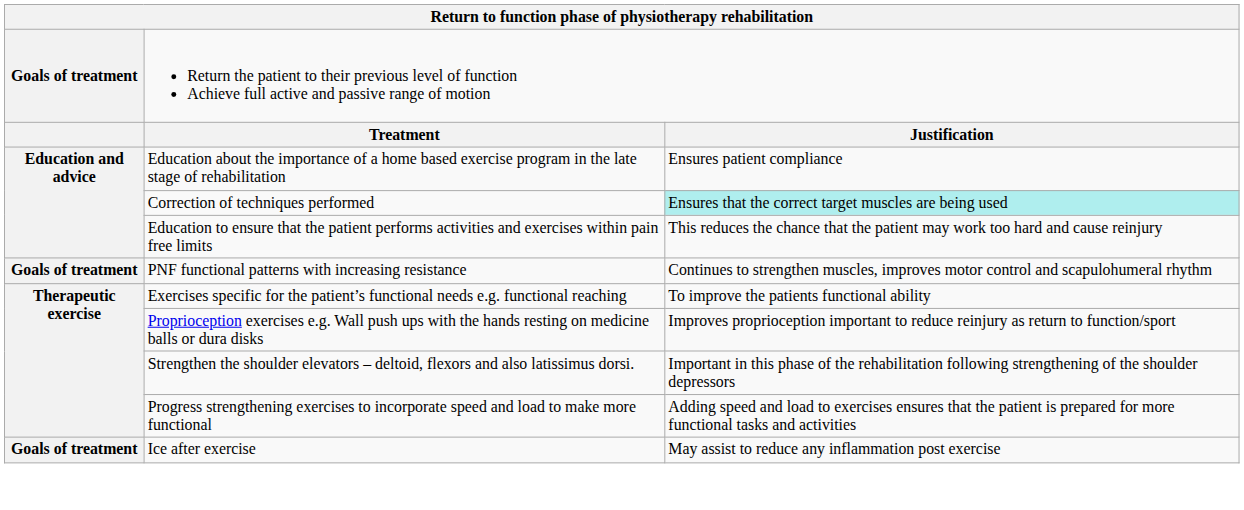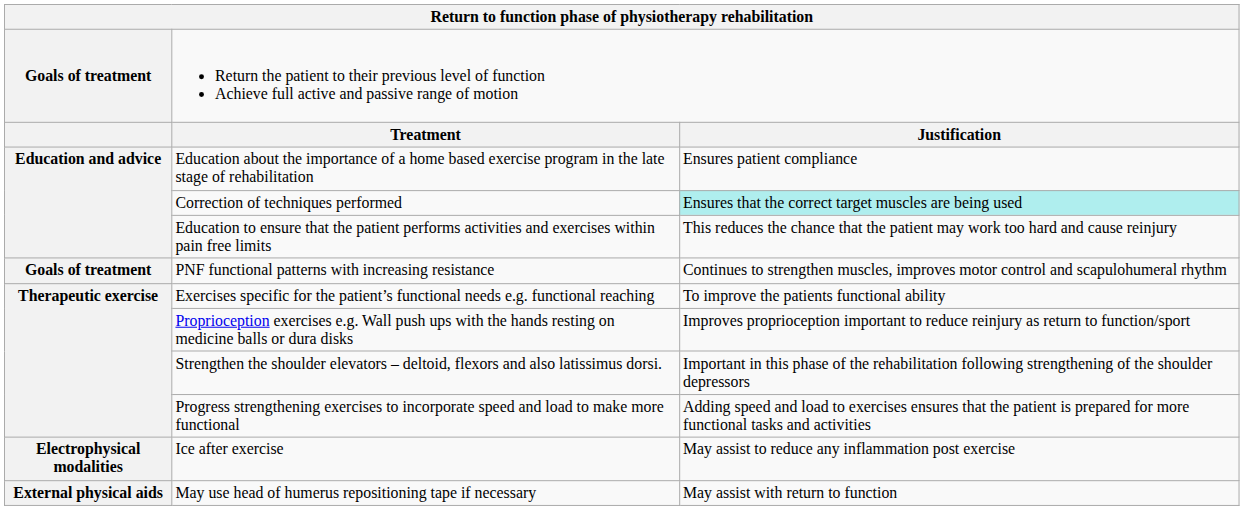(74, 449) Goals of treatment -> (88, 458) Electrophysical modalities
+ row: (356, 492)
